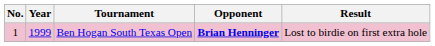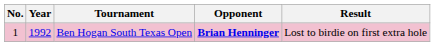(40, 32) 1999 -> (40, 32) 1992
